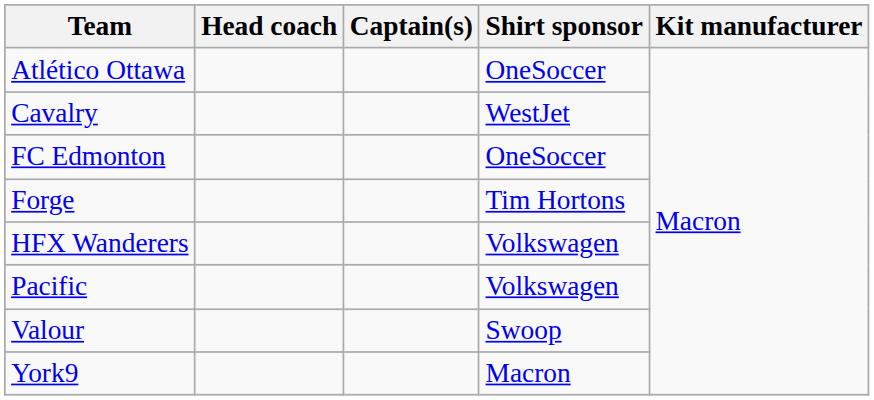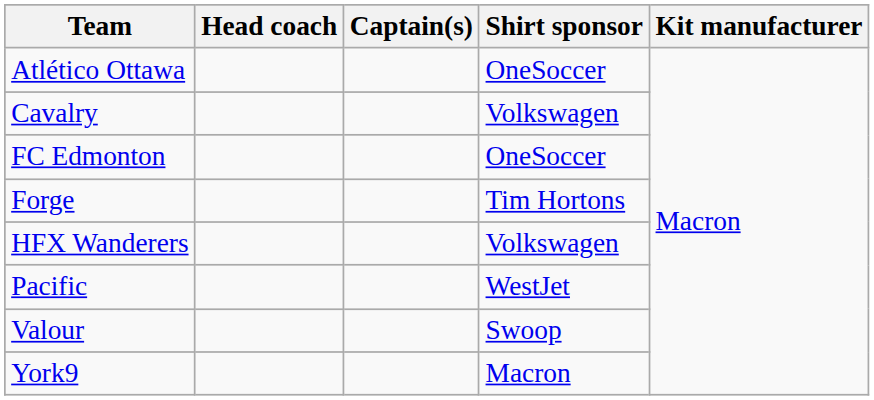(528, 112) WestJet -> (552, 112) Volkswagen
(552, 286) Volkswagen -> (528, 286) WestJet
